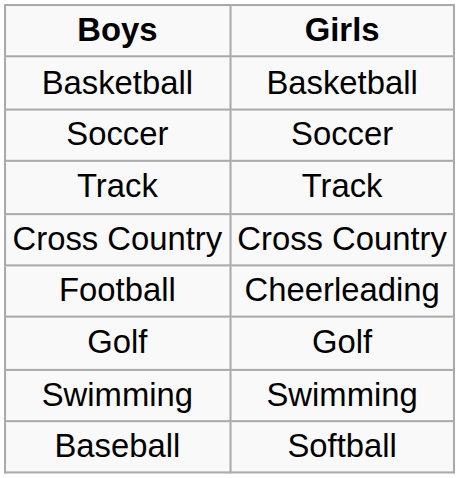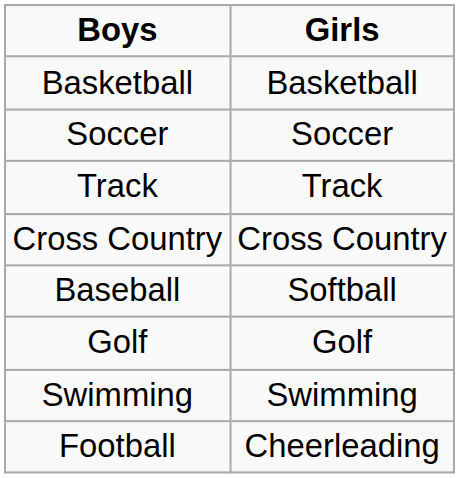rows swapped: (117, 446) <-> (117, 290)
